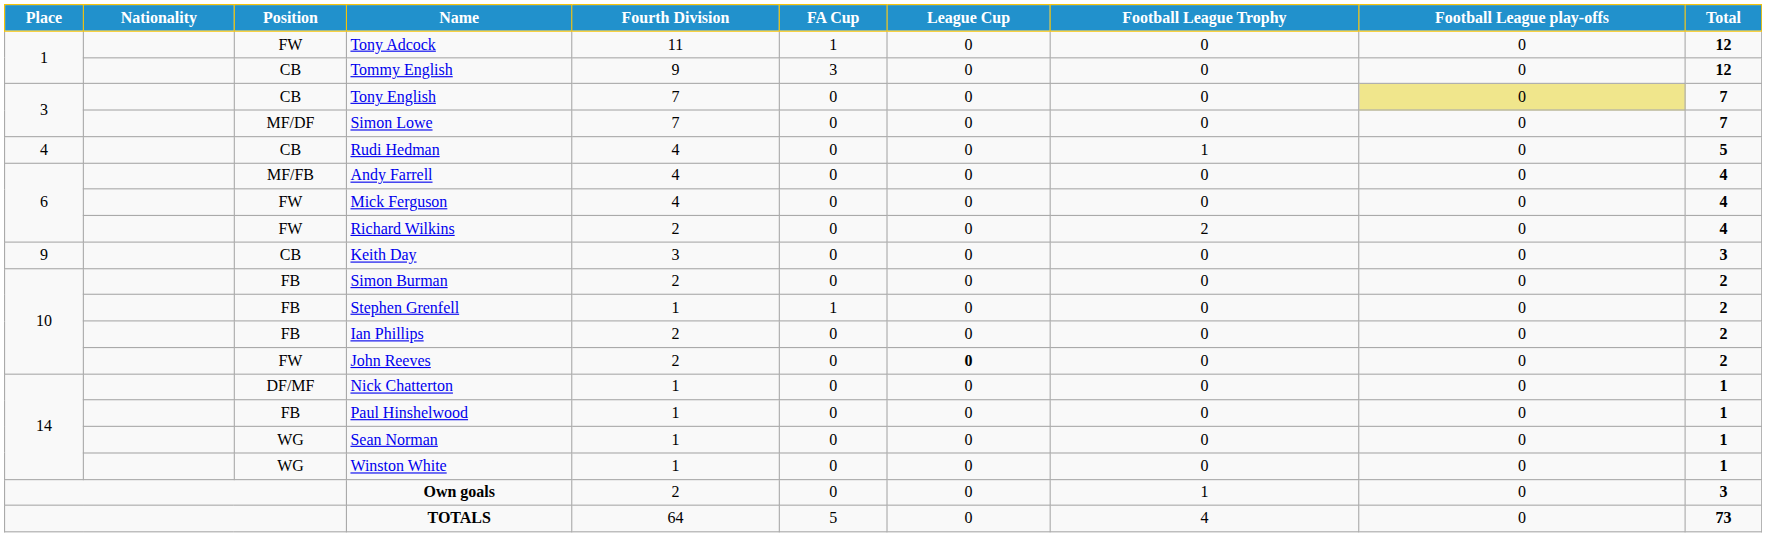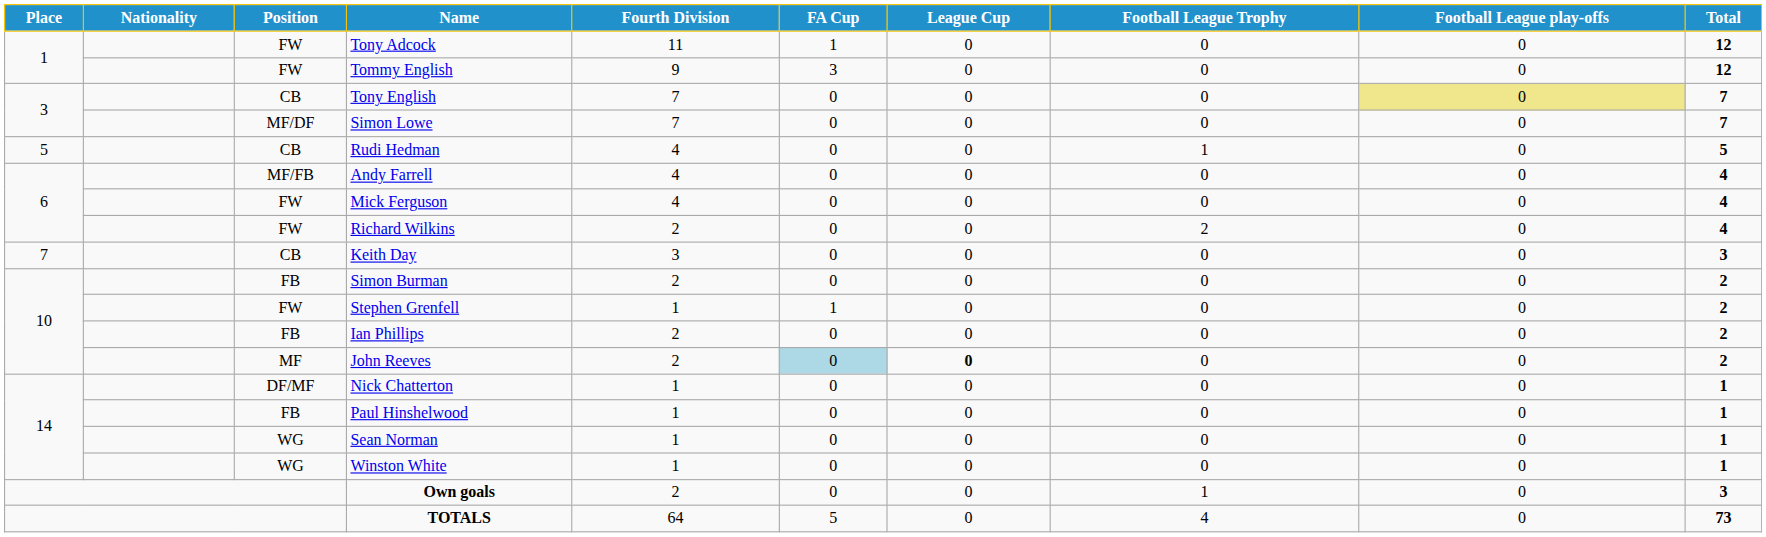(290, 70) CB -> (290, 70) FW
(44, 149) 4 -> (44, 149) 5
(44, 255) 9 -> (44, 255) 7
(290, 308) FB -> (290, 308) FW
(290, 360) FW -> (290, 360) MF
(833, 360) no background -> (833, 360) lightblue background
